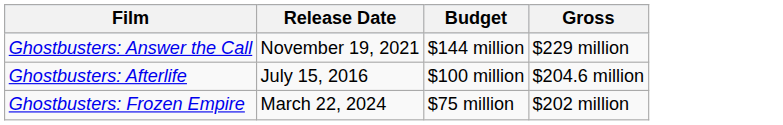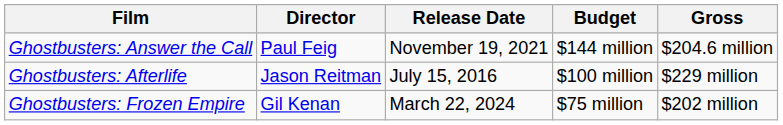+ column: (321, 18)
(581, 47) $229 million -> (717, 47) $204.6 million
(588, 76) $204.6 million -> (710, 76) $229 million
